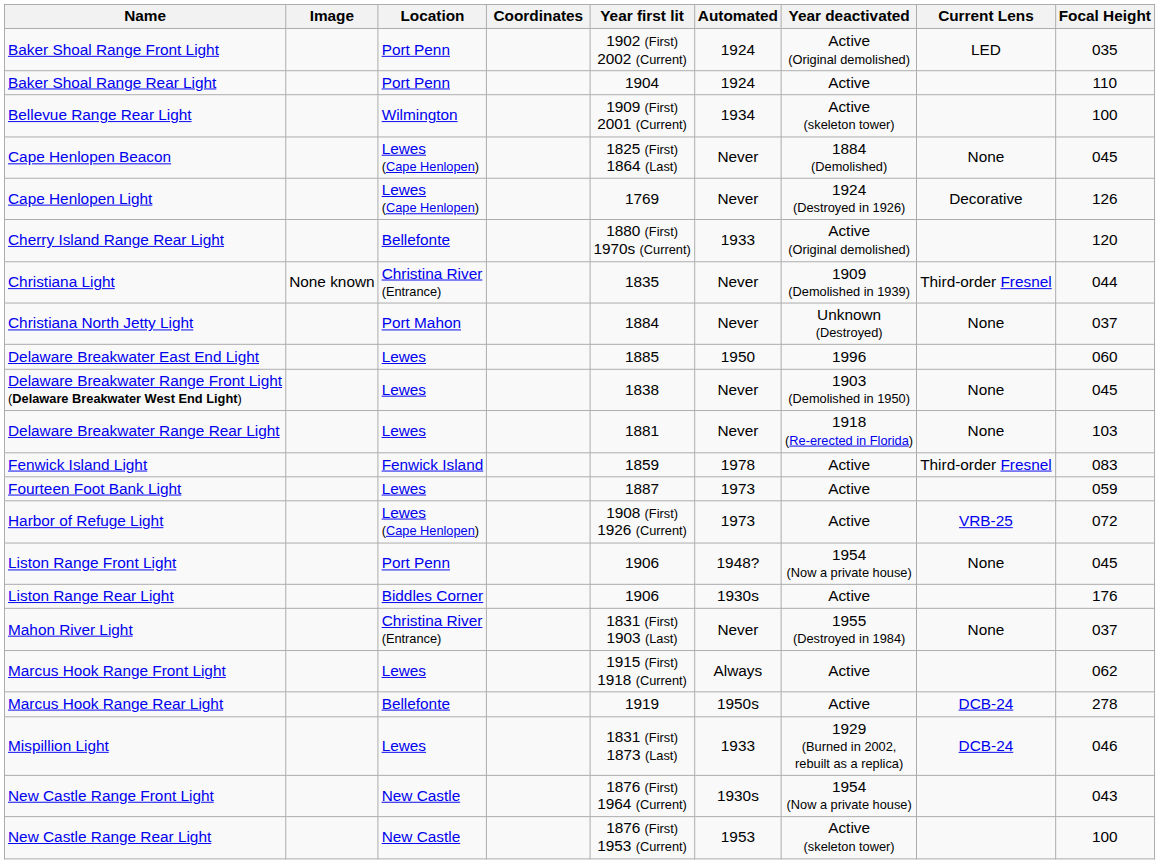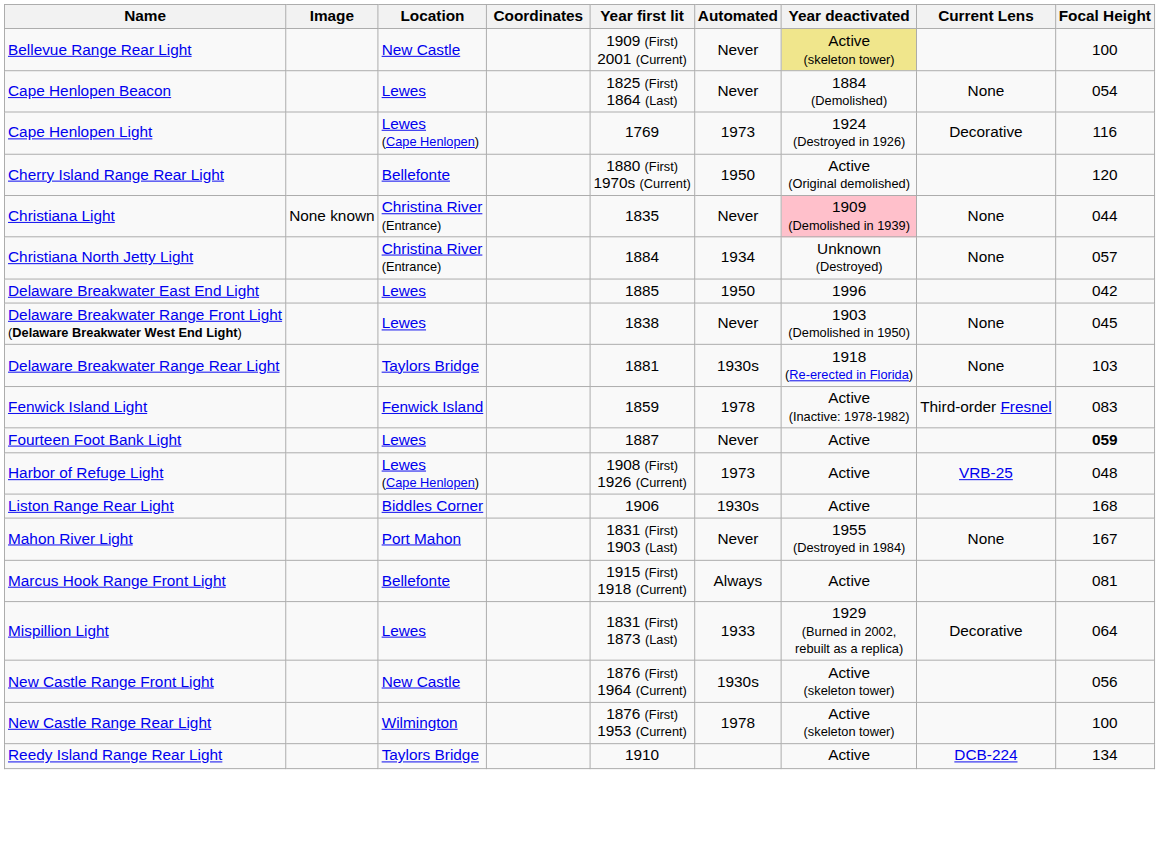- row: (113, 49)
- row: (112, 82)
(420, 115) Wilmington -> (421, 49) New Castle
(738, 115) 1934 -> (738, 49) Never
(849, 115) no background -> (849, 49) khaki background
(430, 157) Lewes (Cape Henlopen) -> (404, 91) Lewes
(1105, 157) 045 -> (1105, 91) 054
(738, 198) Never -> (738, 132) 1973
(1105, 198) 126 -> (1105, 132) 116
(738, 240) 1933 -> (738, 174) 1950
(849, 282) no background -> (849, 216) pink background
(986, 282) Third-order Fresnel -> (986, 216) None
(421, 323) Port Mahon -> (432, 257) Christina River (Entrance)
(738, 323) Never -> (738, 257) 1934
(1105, 323) 037 -> (1105, 257) 057
(1105, 356) 060 -> (1105, 290) 042
(404, 431) Lewes -> (430, 365) Taylors Bridge
(738, 431) Never -> (738, 365) 1930s
(849, 464) Active -> (849, 407) Active (Inactive: 1978-1982)
(738, 488) 1973 -> (738, 440) Never
(1105, 488) normal -> (1105, 440) bold
(1105, 521) 072 -> (1105, 473) 048
- row: (92, 563)
(1105, 596) 176 -> (1105, 506) 168
(432, 629) Christina River (Entrance) -> (421, 539) Port Mahon
(1105, 629) 037 -> (1105, 539) 167
(404, 671) Lewes -> (416, 580) Bellefonte
(1105, 671) 062 -> (1105, 580) 081
- row: (116, 704)
(986, 745) DCB-24 -> (986, 631) Decorative
(1105, 745) 046 -> (1105, 631) 064
(849, 796) 1954 (Now a private house) -> (849, 681) Active (skeleton tower)
(1105, 796) 043 -> (1105, 681) 056
(421, 837) New Castle -> (420, 722) Wilmington
(738, 837) 1953 -> (738, 722) 1978
+ row: (115, 755)
